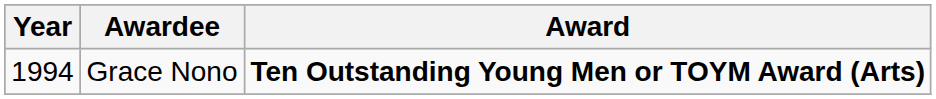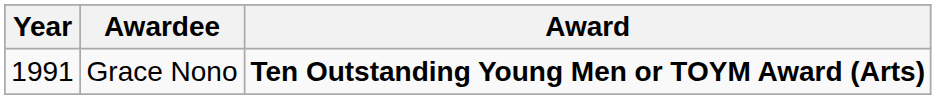(42, 71) 1994 -> (42, 71) 1991
